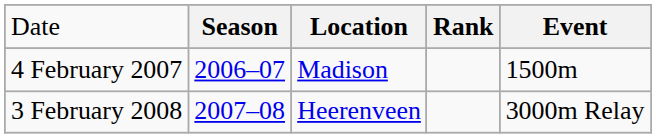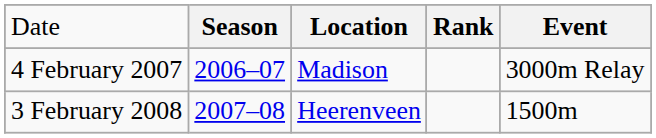(542, 69) 1500m -> (575, 69) 3000m Relay
(575, 111) 3000m Relay -> (542, 111) 1500m
